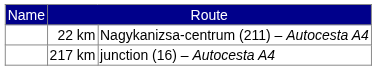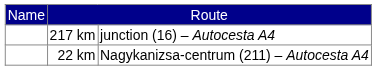rows swapped: (73, 55) <-> (76, 35)
